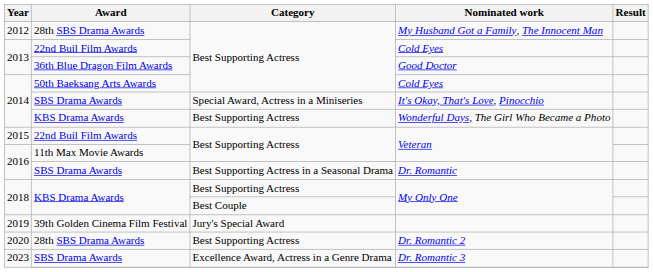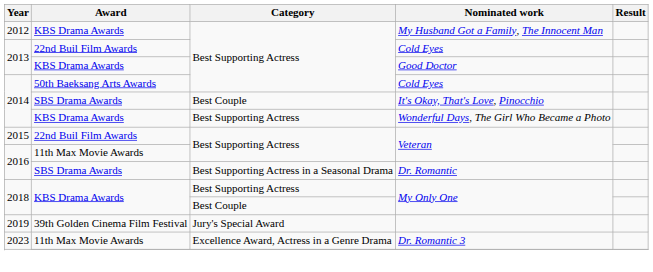(89, 30) 28th SBS Drama Awards -> (79, 30) KBS Drama Awards
(103, 65) 36th Blue Dragon Film Awards -> (79, 65) KBS Drama Awards
(278, 100) Special Award, Actress in a Miniseries -> (220, 100) Best Couple
- row: (18, 240)
(78, 258) SBS Drama Awards -> (89, 240) 11th Max Movie Awards
